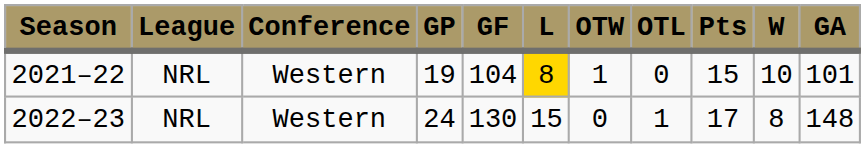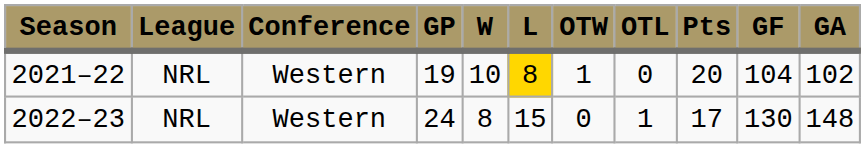columns swapped: (776, 27) <-> (493, 27)
(723, 75) 15 -> (707, 75) 20
(830, 75) 101 -> (830, 75) 102
